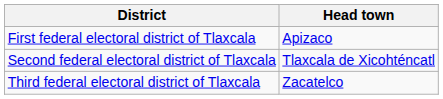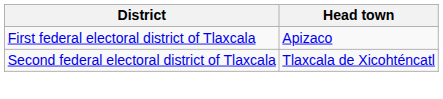- row: (134, 82)
